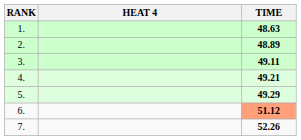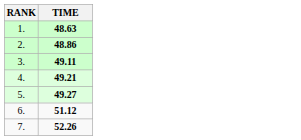- column: (140, 13)
(269, 45) 48.89 -> (65, 45) 48.86
(269, 95) 49.29 -> (65, 95) 49.27
(269, 111) lightsalmon background -> (65, 111) no background
